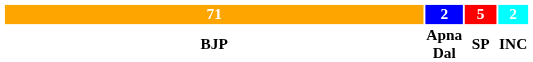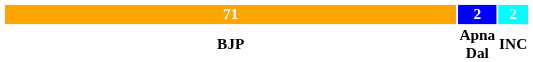- column: (481, 14)
